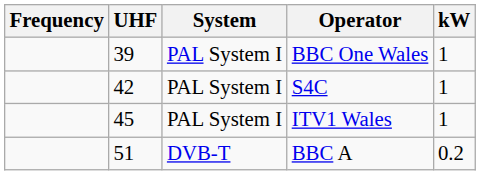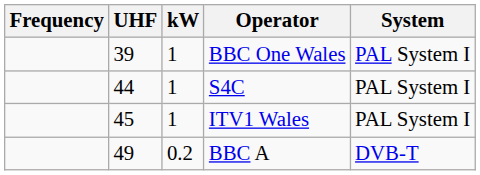columns swapped: (454, 20) <-> (225, 20)
(124, 86) 42 -> (124, 86) 44
(124, 152) 51 -> (124, 152) 49
